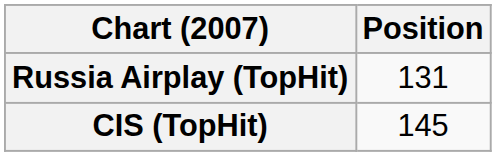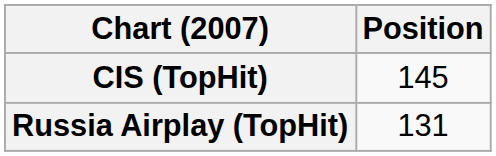rows swapped: (180, 126) <-> (180, 77)
